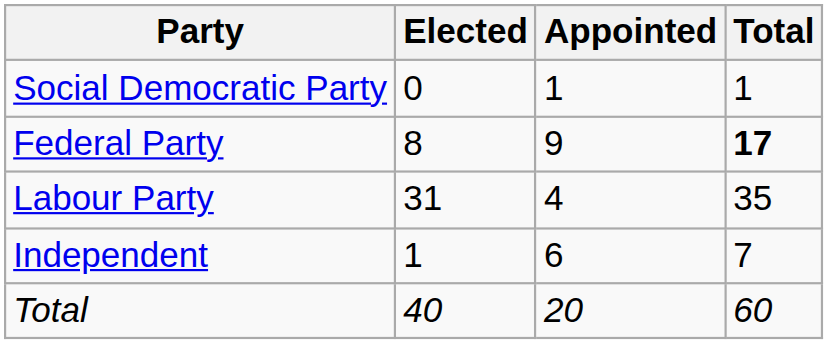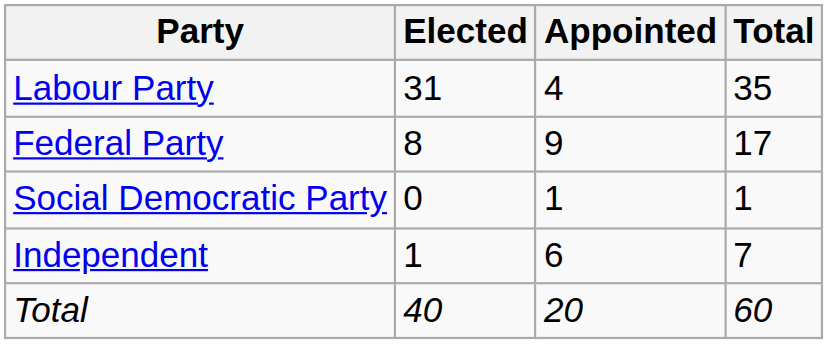rows swapped: (113, 198) <-> (200, 87)
(753, 143) bold -> (753, 143) normal
